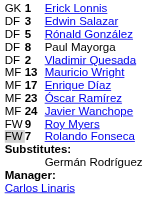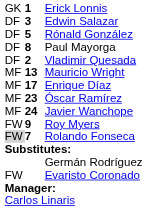+ row: (92, 175)
